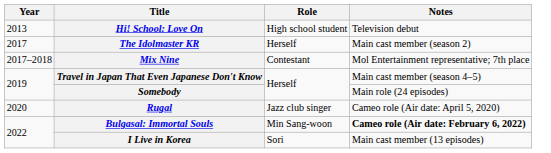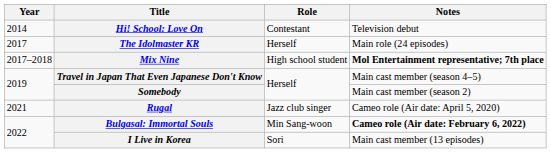(17, 28) 2013 -> (17, 28) 2014
(307, 28) High school student -> (288, 28) Contestant
(411, 44) Main cast member (season 2) -> (400, 44) Main role (24 episodes)
(288, 60) Contestant -> (307, 60) High school student
(441, 60) normal -> (448, 60) bold
(400, 92) Main role (24 episodes) -> (411, 92) Main cast member (season 2)
(17, 108) 2020 -> (17, 108) 2021
